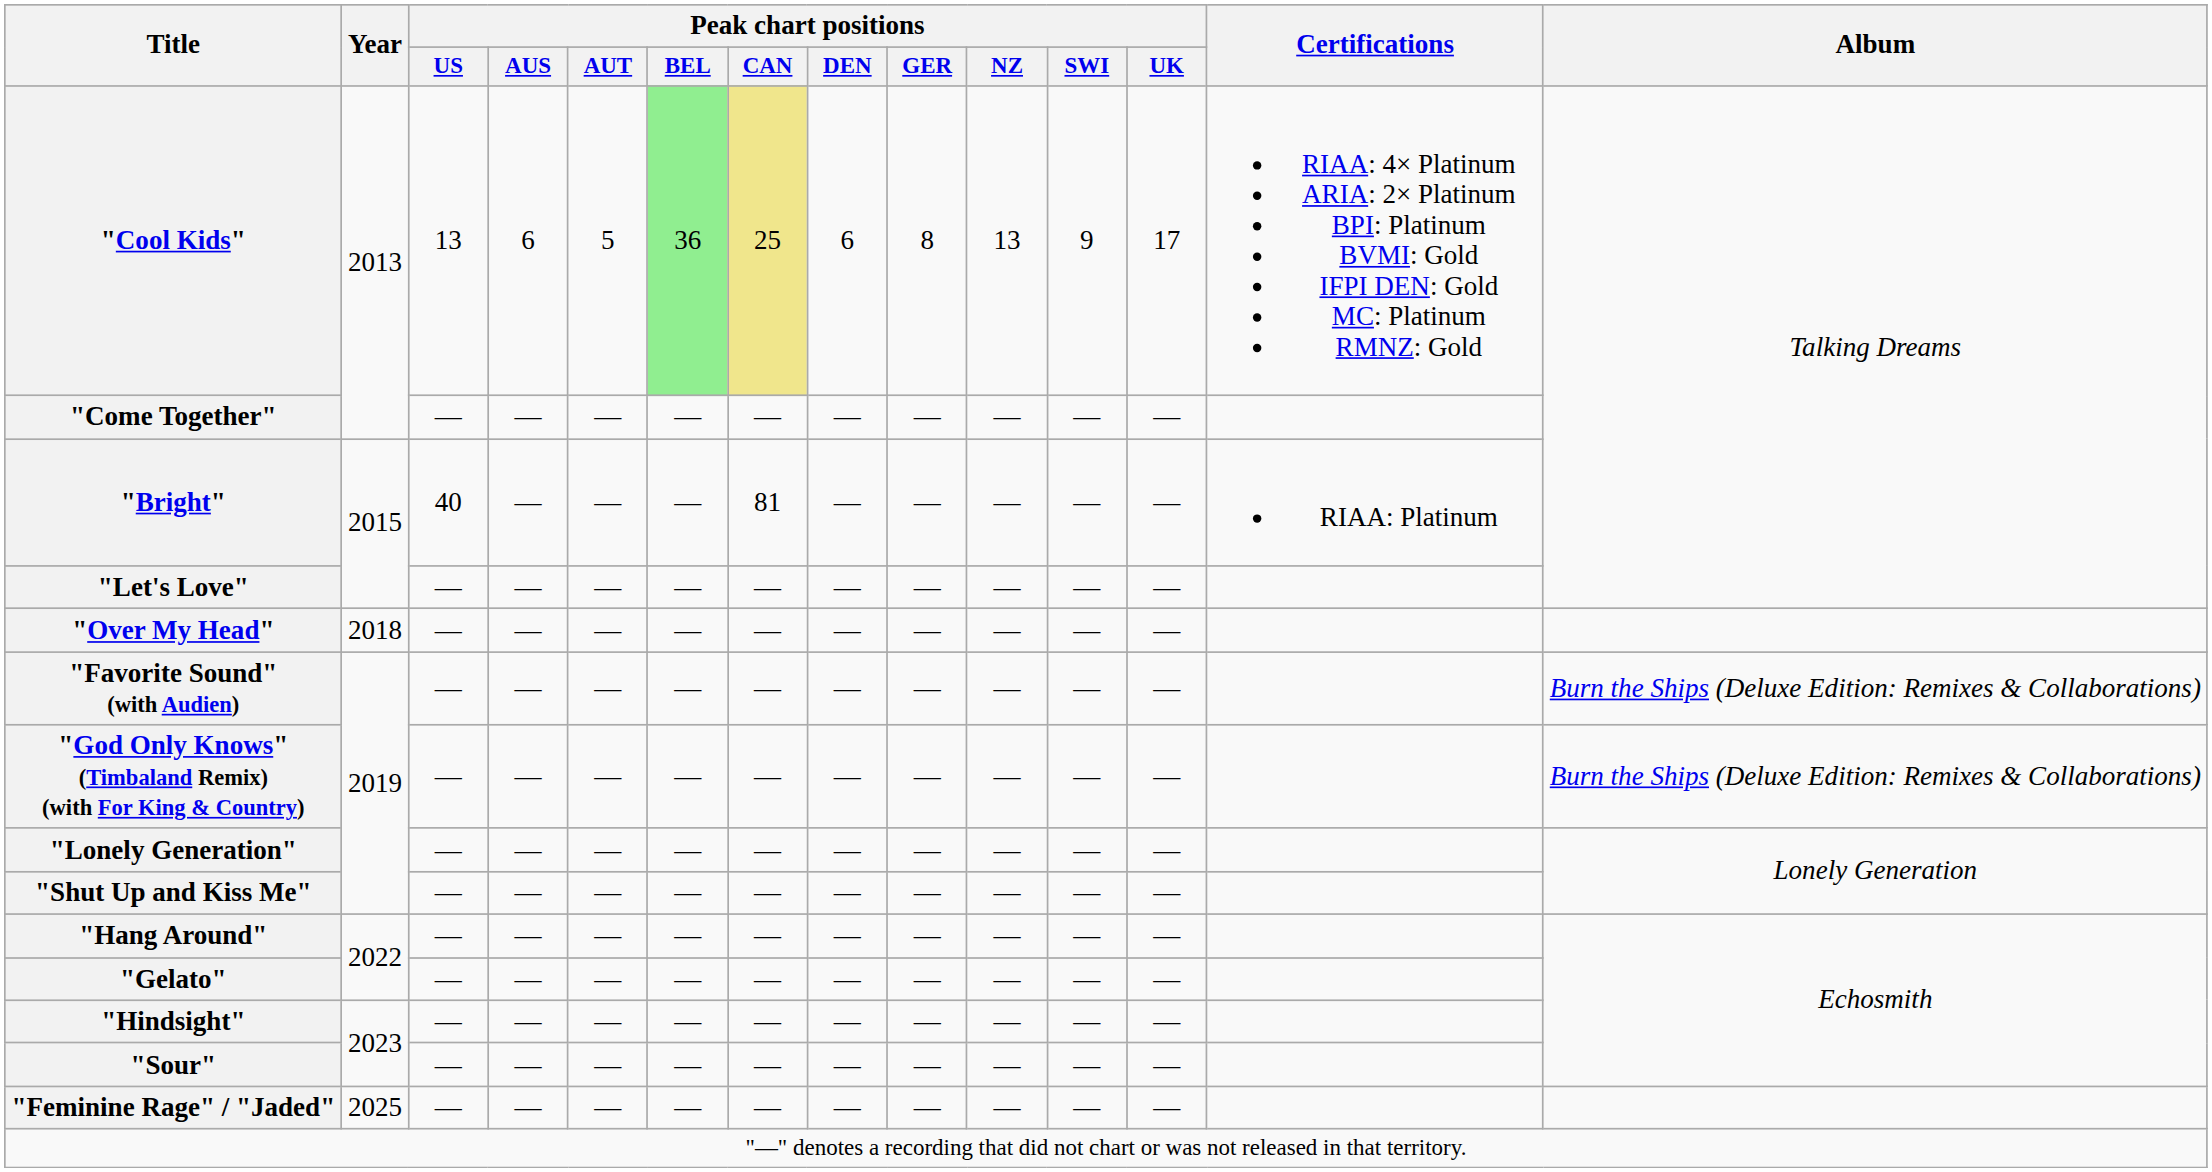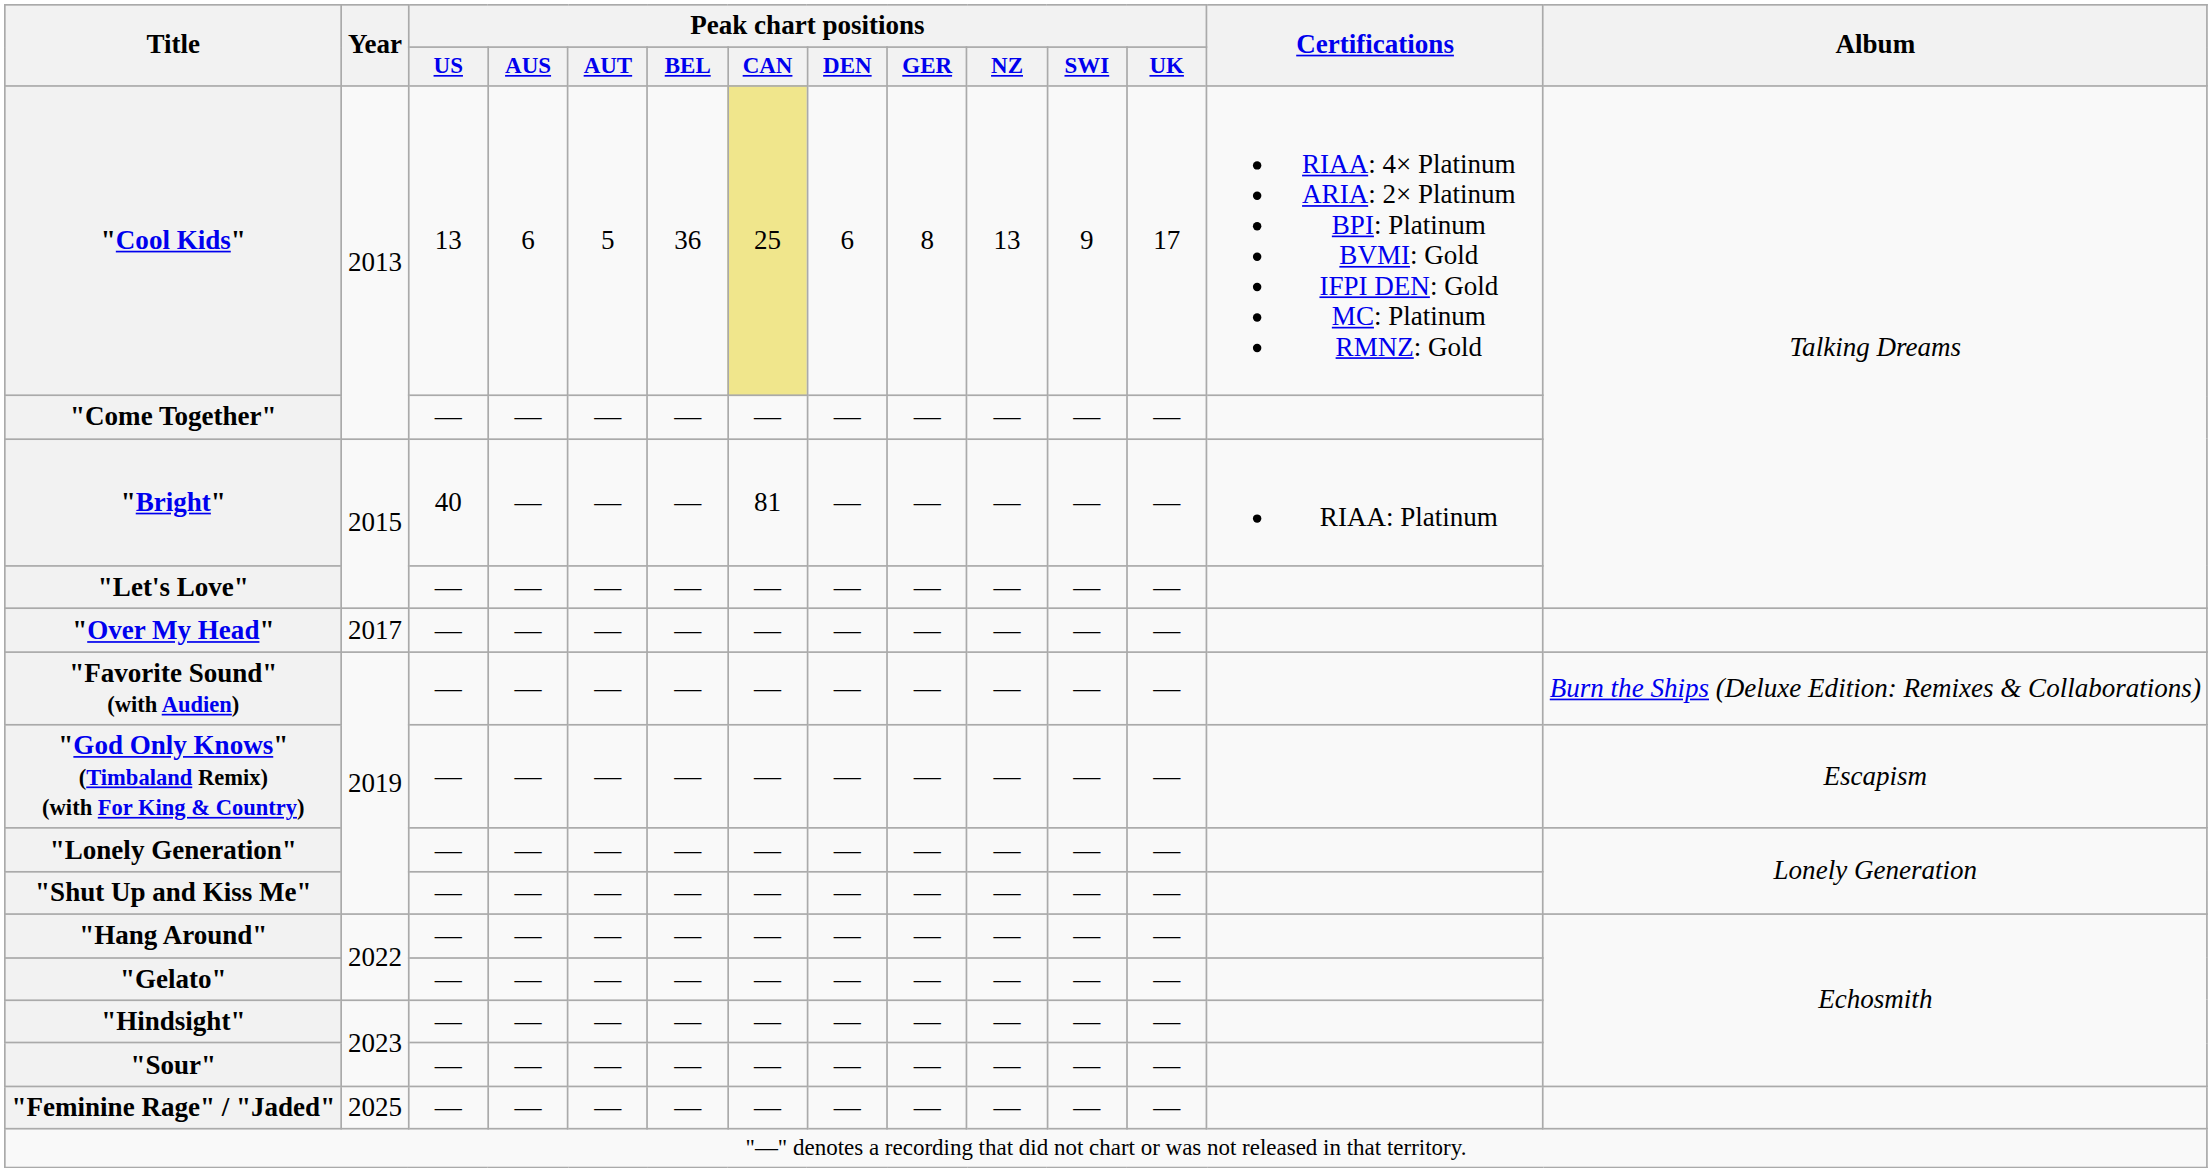(688, 240) lightgreen background -> (688, 240) no background
(375, 629) 2018 -> (375, 629) 2017
(1875, 776) Burn the Ships (Deluxe Edition: Remixes & Collaborations) -> (1875, 776) Escapism
